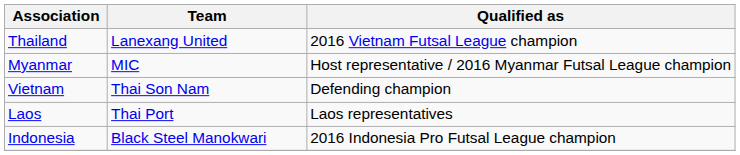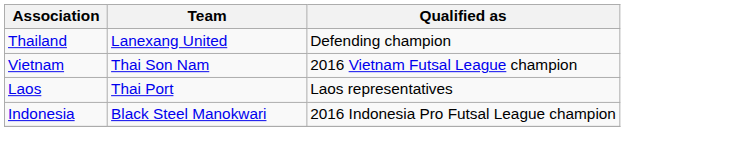(444, 41) 2016 Vietnam Futsal League champion -> (381, 41) Defending champion
- row: (40, 65)
(381, 89) Defending champion -> (444, 65) 2016 Vietnam Futsal League champion
